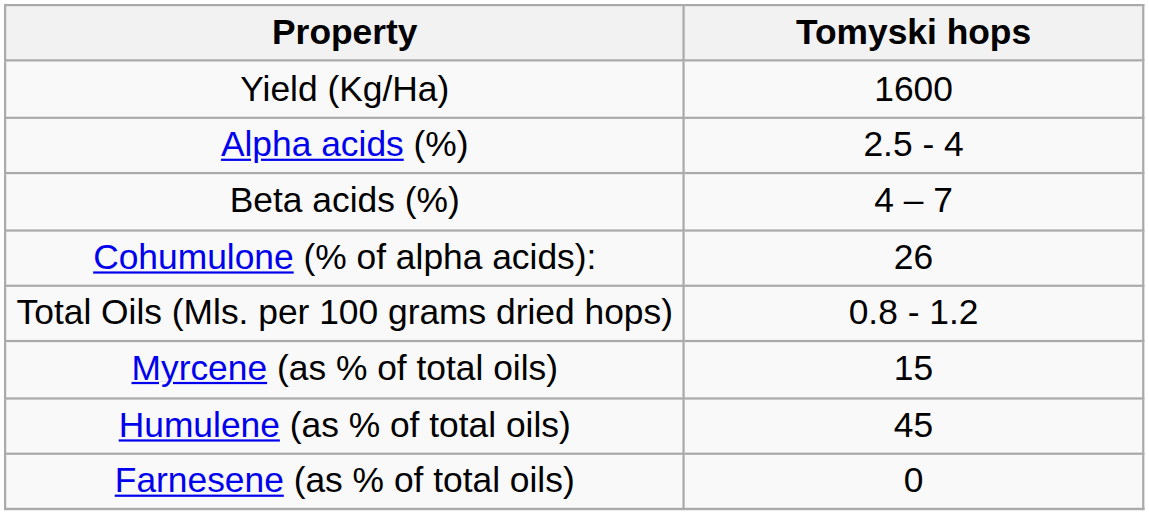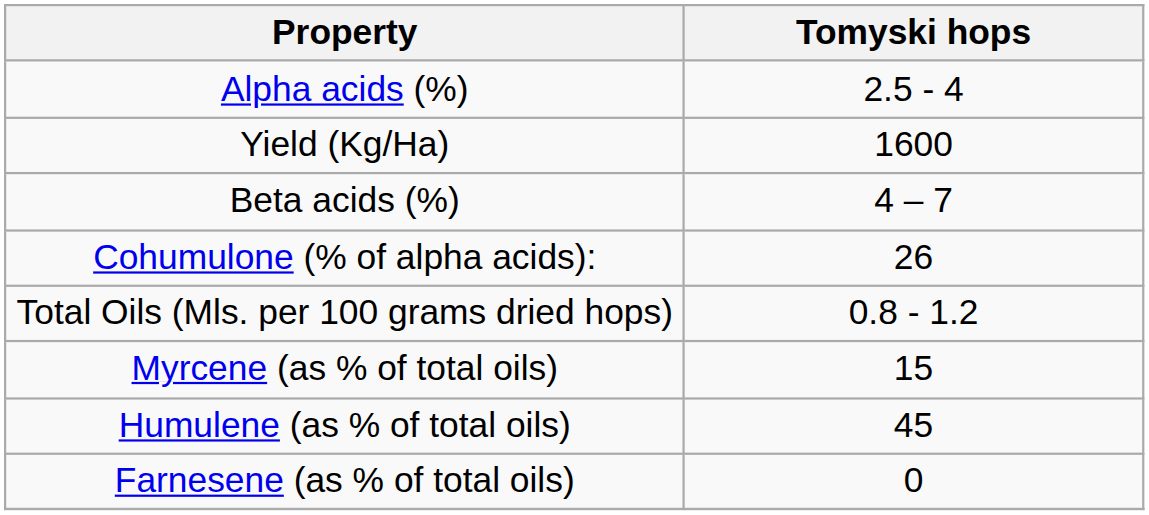rows swapped: (345, 88) <-> (345, 144)
